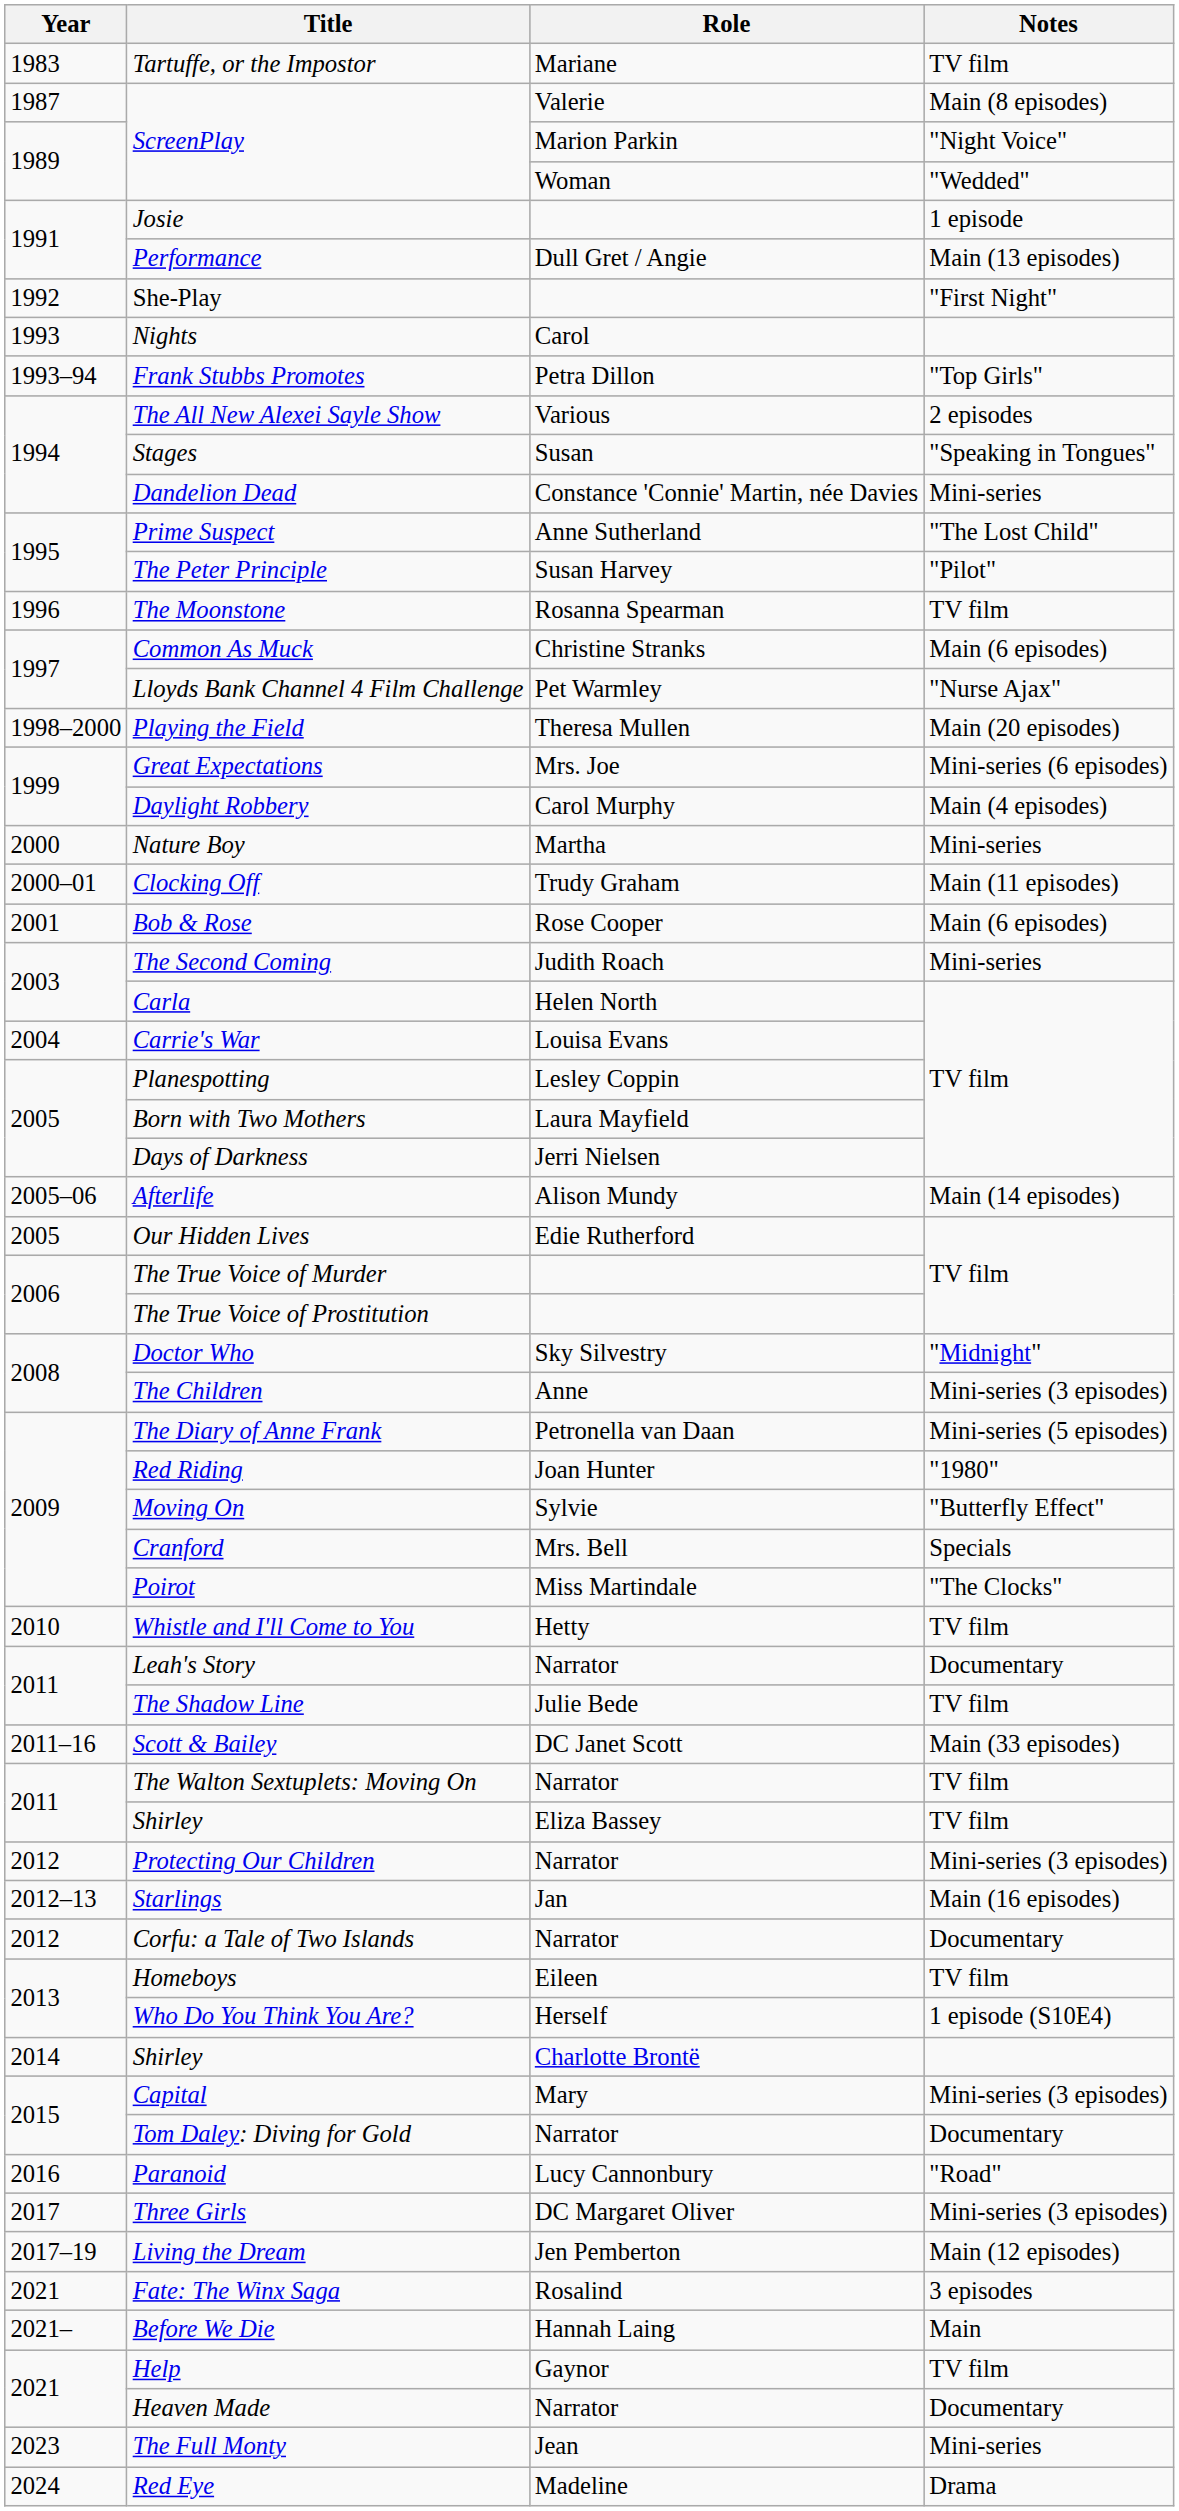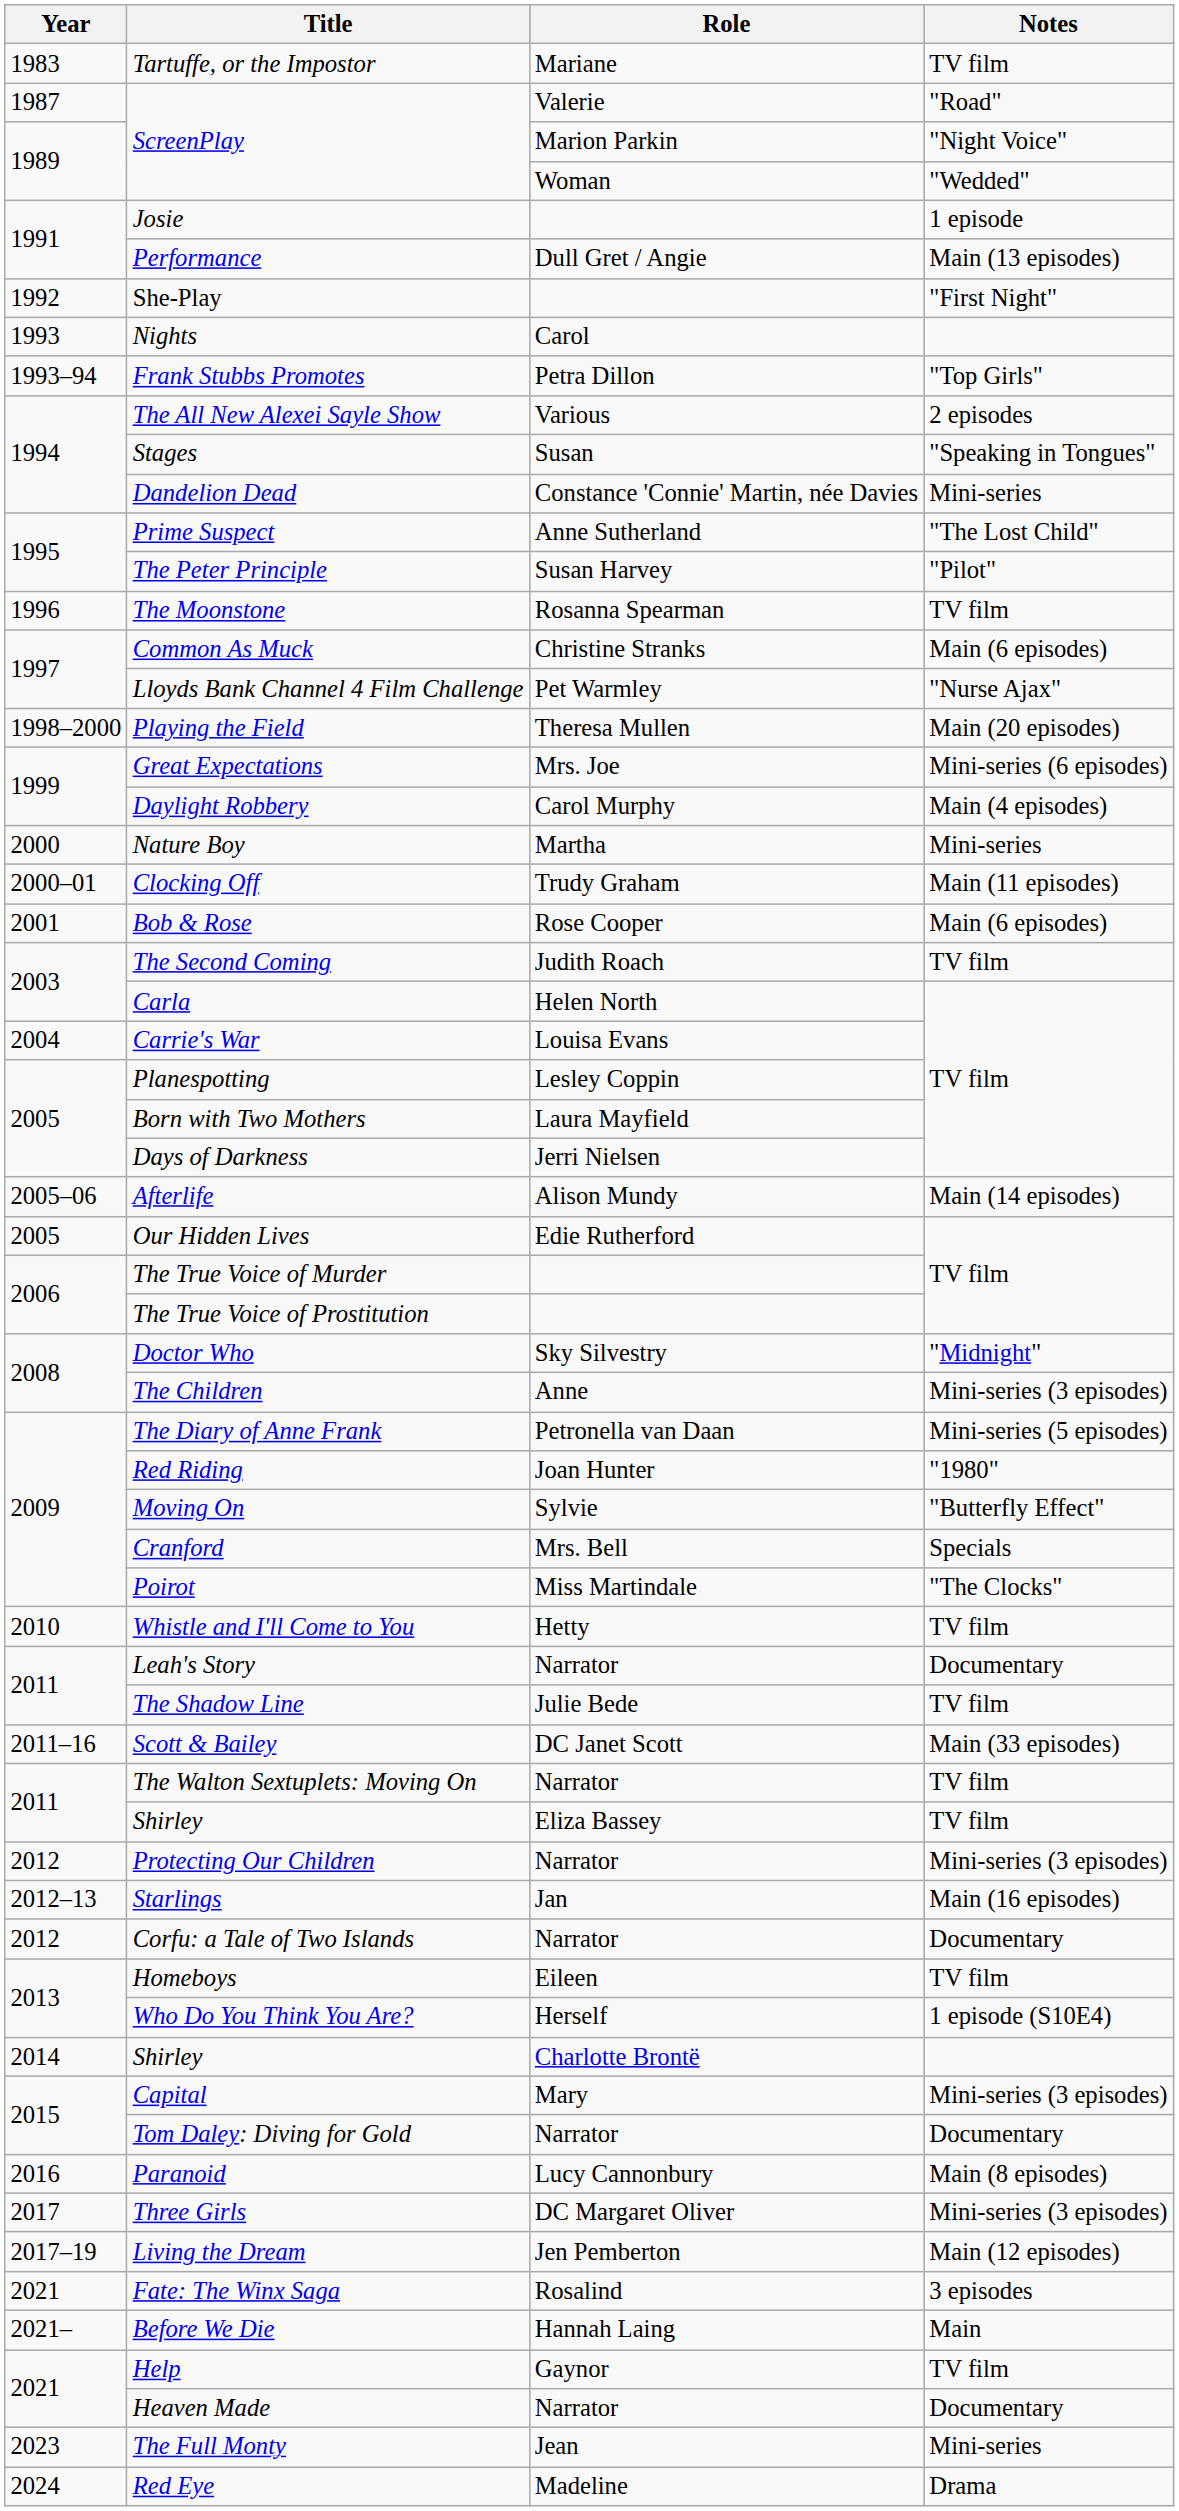(1018, 102) Main (8 episodes) -> (965, 102) "Road"
(985, 961) Mini-series -> (969, 961) TV film
(965, 2173) "Road" -> (1018, 2173) Main (8 episodes)
